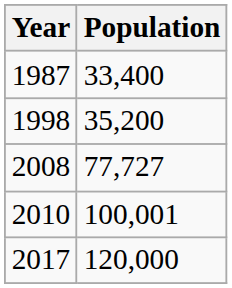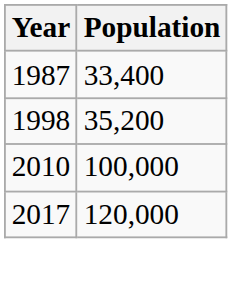- row: (41, 167)
(131, 213) 100,001 -> (131, 167) 100,000
